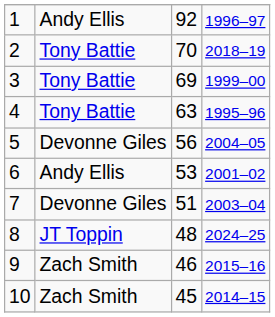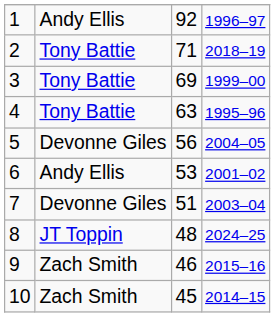(186, 50) 70 -> (186, 50) 71
